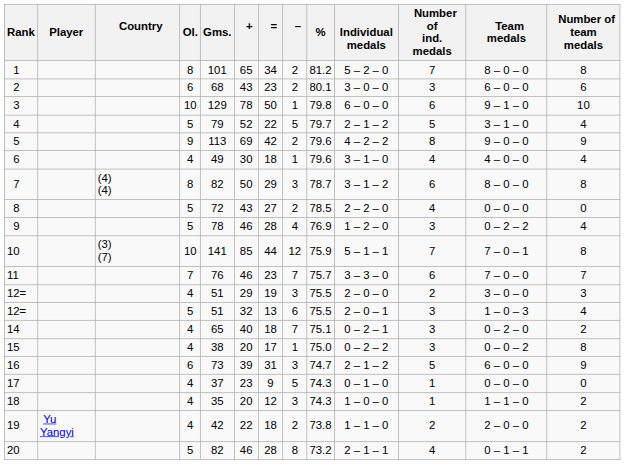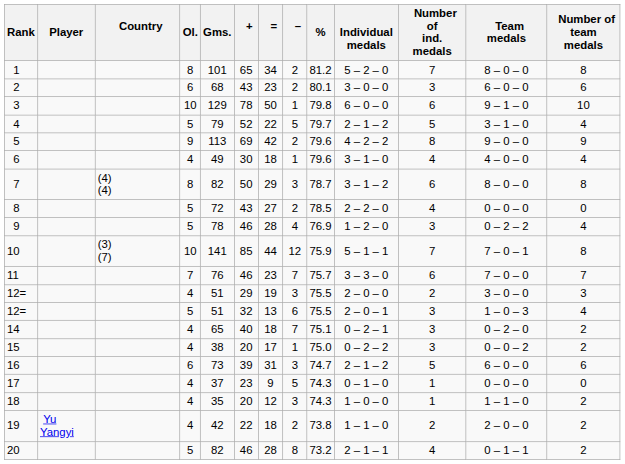(583, 347) 8 -> (583, 347) 2
(583, 365) 9 -> (583, 365) 6
